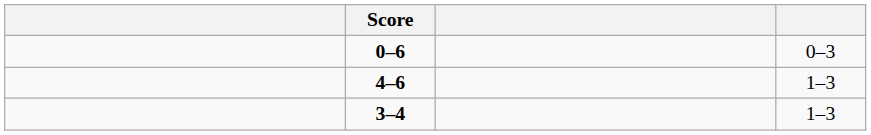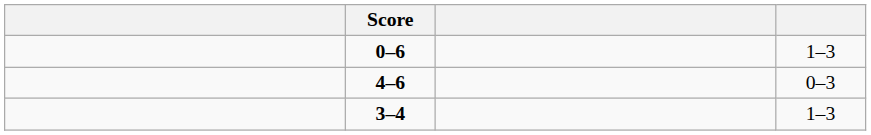(820, 51) 0–3 -> (820, 51) 1–3
(820, 82) 1–3 -> (820, 82) 0–3
